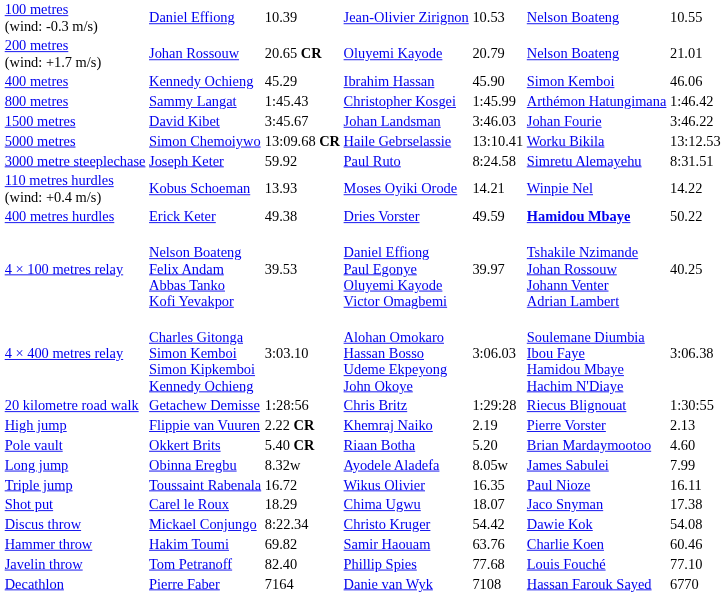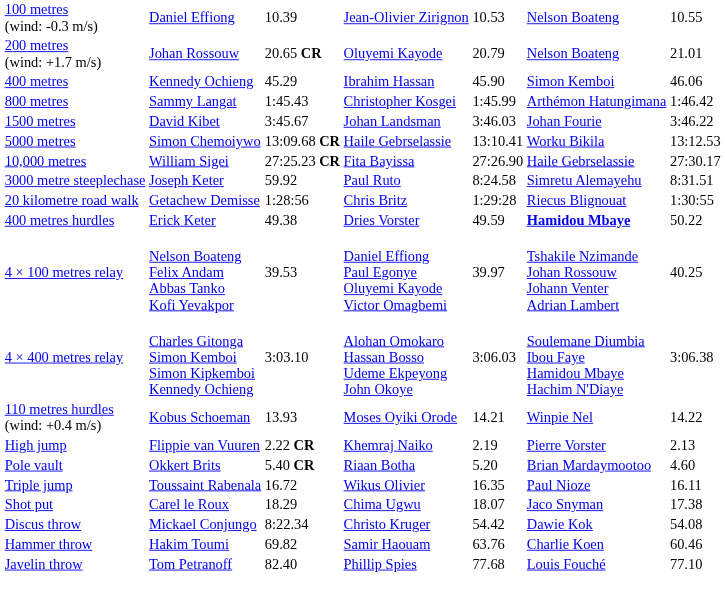+ row: (45, 161)
rows swapped: (59, 188) <-> (72, 405)
- row: (37, 465)
- row: (34, 584)
